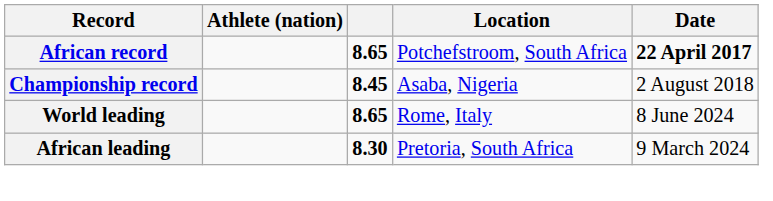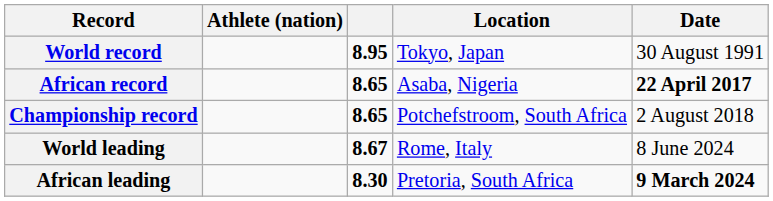+ row: (103, 52)
(512, 52) Potchefstroom, South Africa -> (457, 84) Asaba, Nigeria
(370, 84) 8.45 -> (370, 116) 8.65
(457, 84) Asaba, Nigeria -> (512, 116) Potchefstroom, South Africa
(370, 116) 8.65 -> (370, 148) 8.67
(693, 148) normal -> (695, 180) bold
